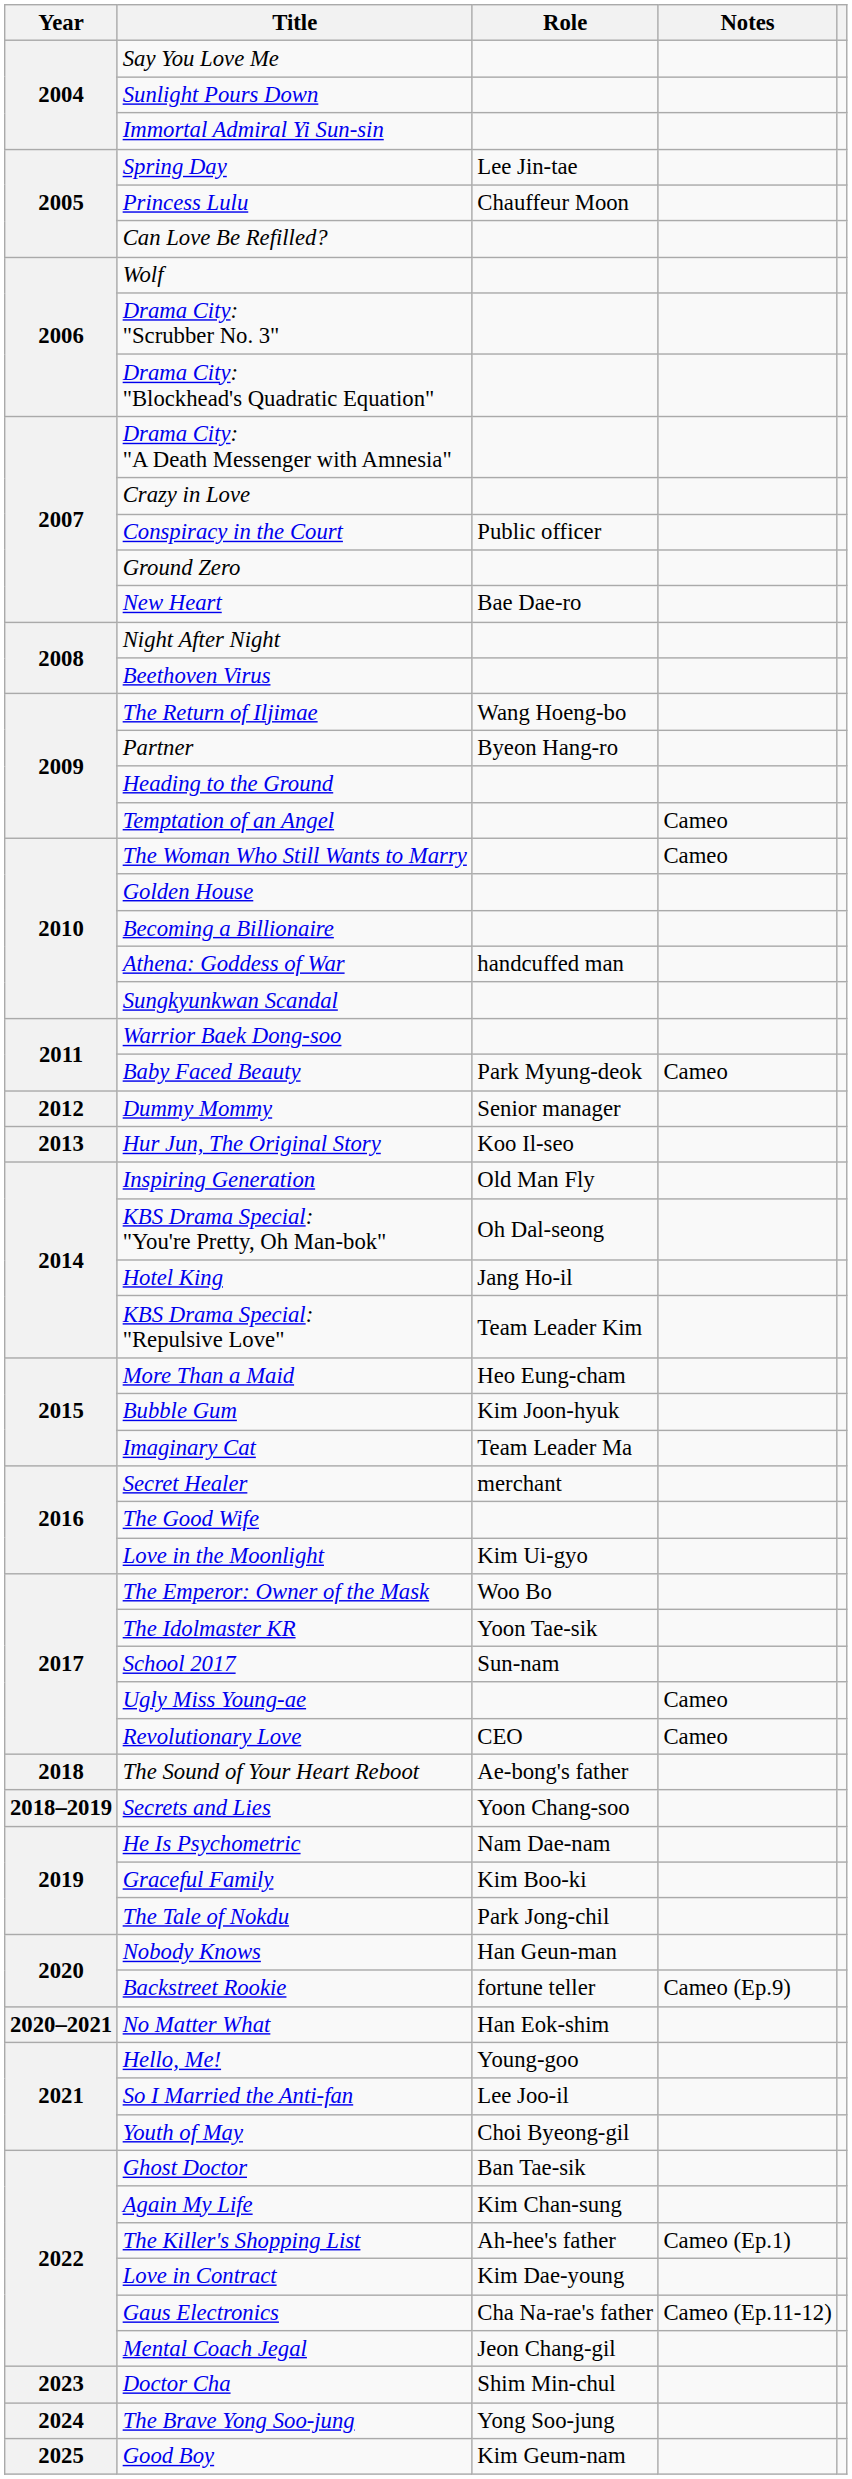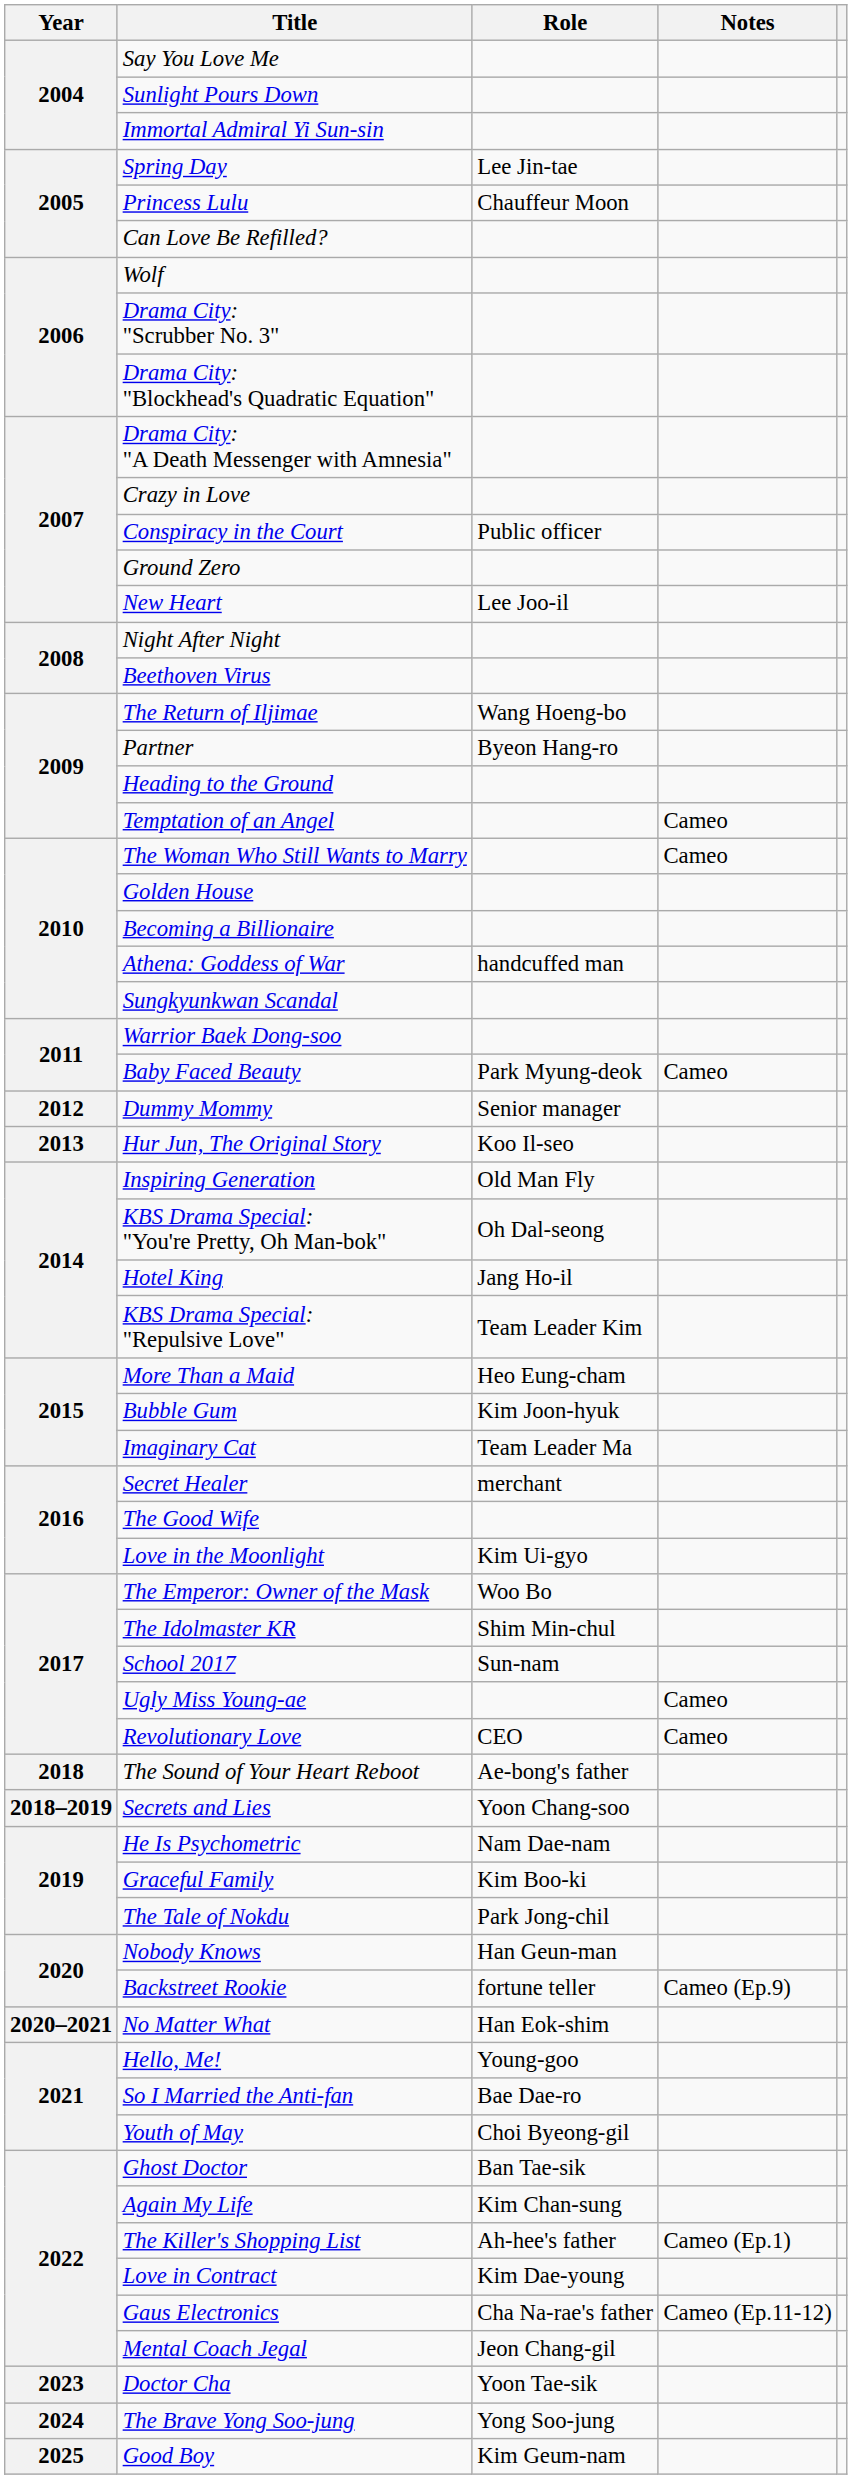(529, 603) Bae Dae-ro -> (523, 603) Lee Joo-il
(537, 1627) Yoon Tae-sik -> (546, 1627) Shim Min-chul
(523, 2096) Lee Joo-il -> (529, 2096) Bae Dae-ro
(546, 2384) Shim Min-chul -> (537, 2384) Yoon Tae-sik
